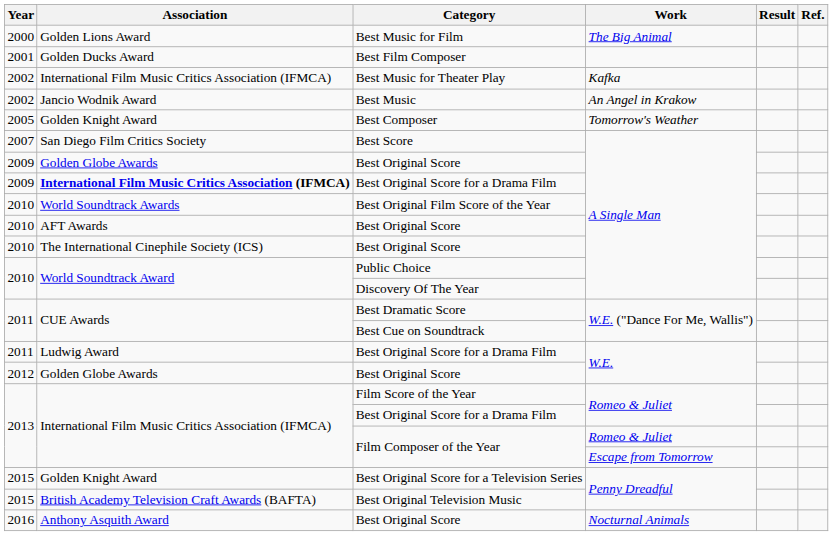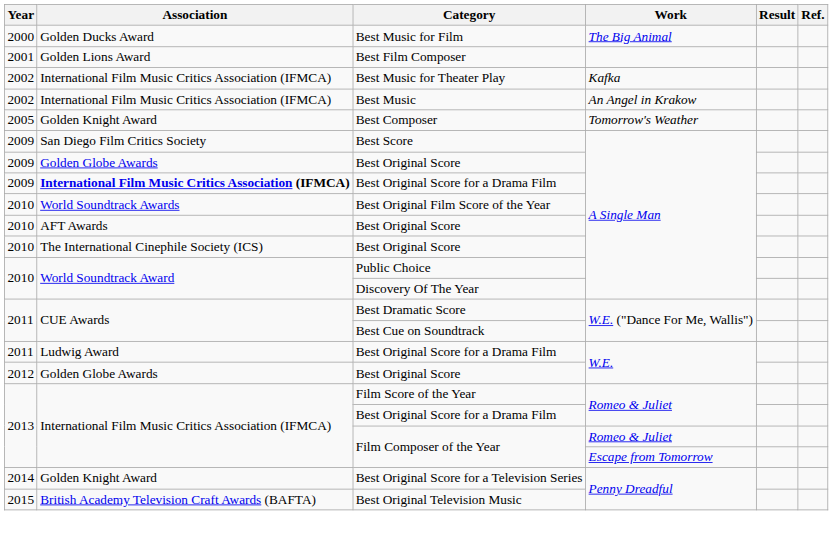(95, 36) Golden Lions Award -> (97, 36) Golden Ducks Award
(97, 57) Golden Ducks Award -> (95, 57) Golden Lions Award
(98, 99) Jancio Wodnik Award -> (186, 99) International Film Music Critics Association (IFMCA)
(21, 141) 2007 -> (21, 141) 2009
(21, 478) 2015 -> (21, 478) 2014
- row: (408, 520)
